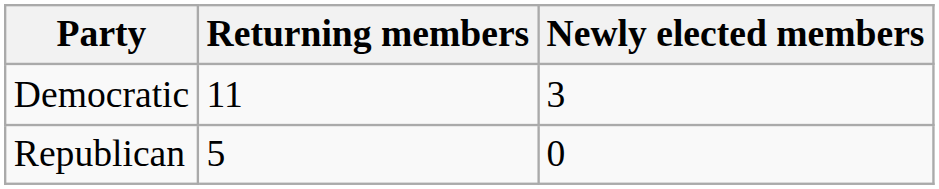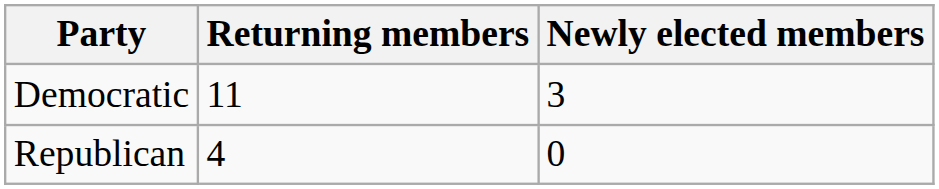(216, 153) 5 -> (216, 153) 4
